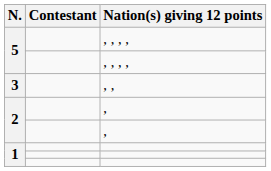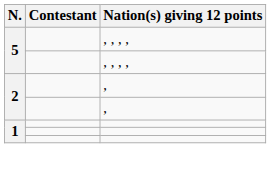- row: (15, 85)
